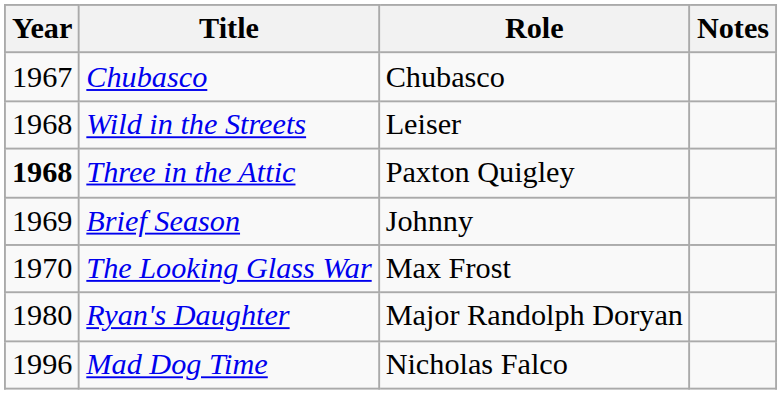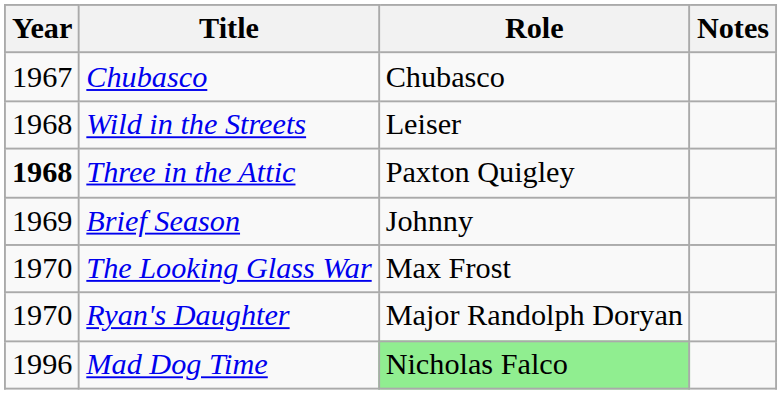(42, 316) 1980 -> (42, 316) 1970
(477, 364) no background -> (477, 364) lightgreen background
